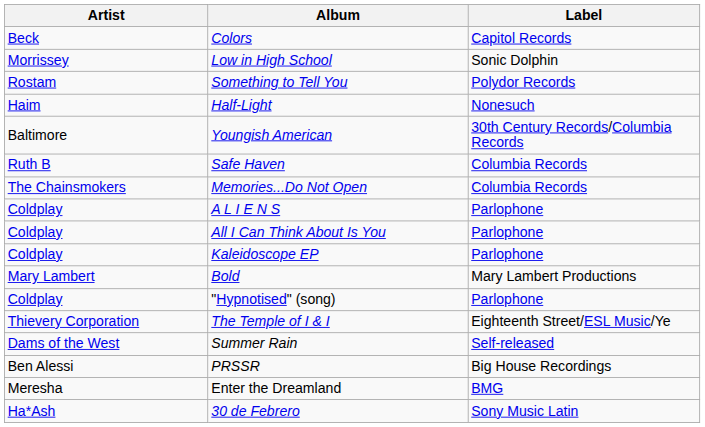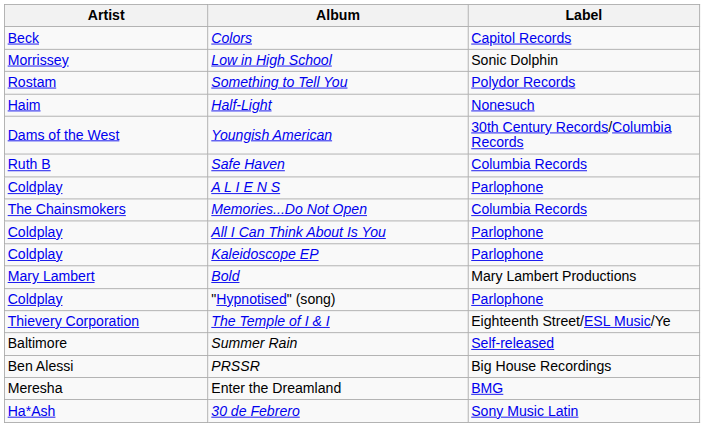(37, 135) Baltimore -> (64, 135) Dams of the West
rows swapped: (289, 187) <-> (246, 210)
(64, 344) Dams of the West -> (37, 344) Baltimore
